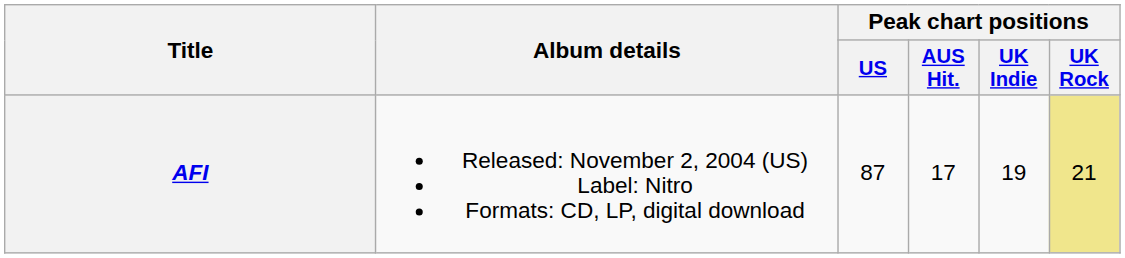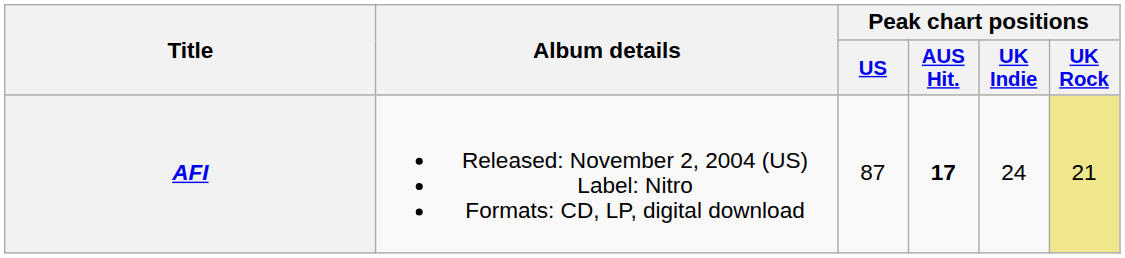(943, 173) normal -> (943, 173) bold
(1014, 173) 19 -> (1014, 173) 24
